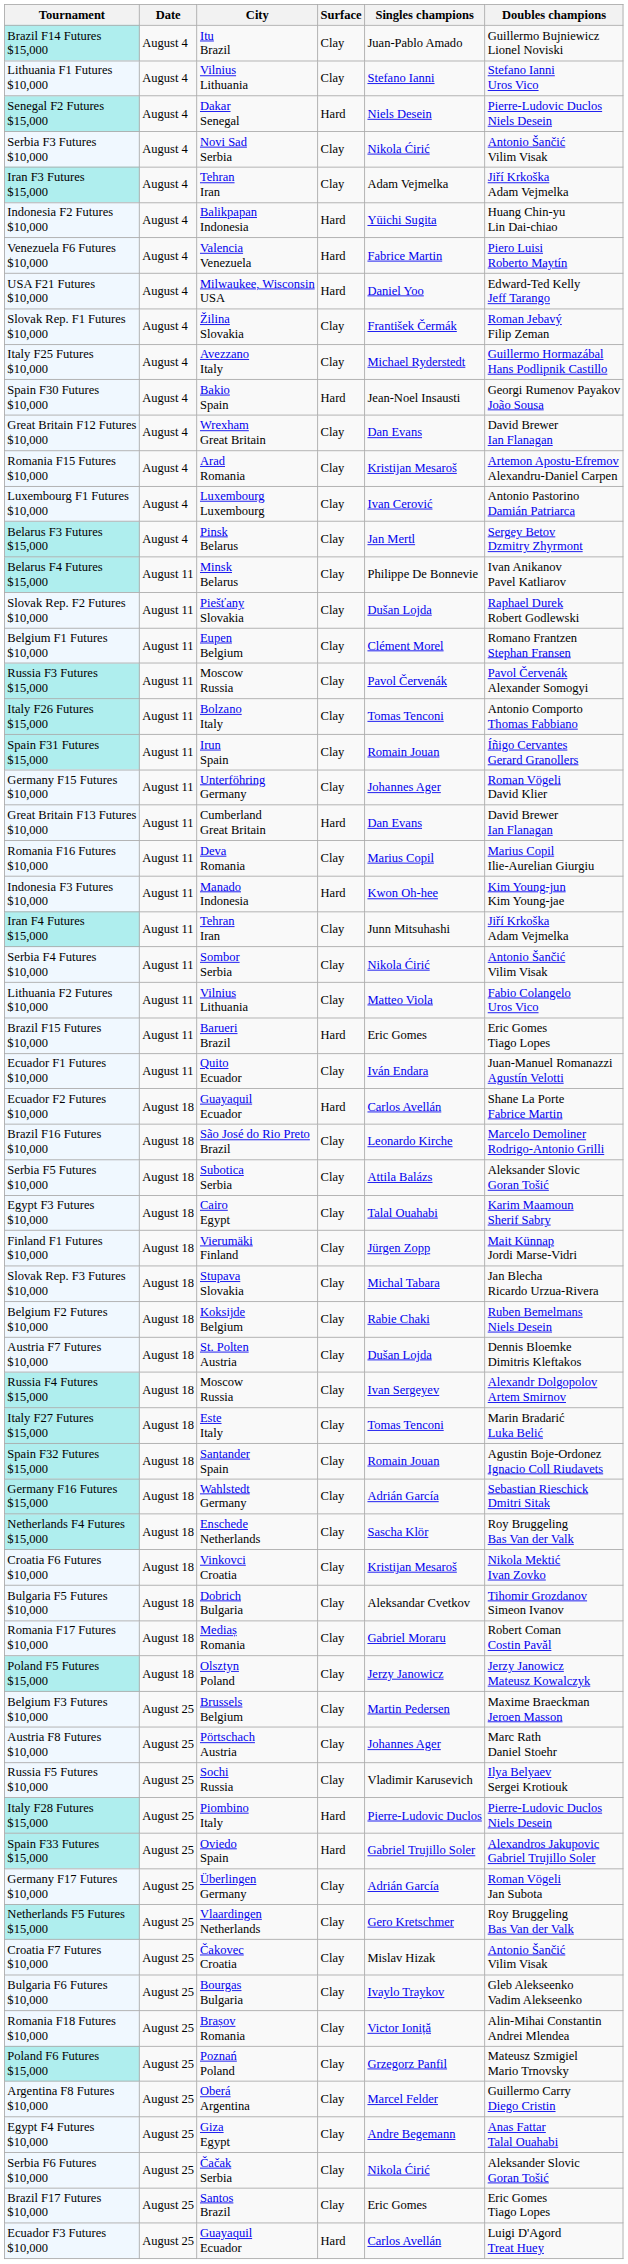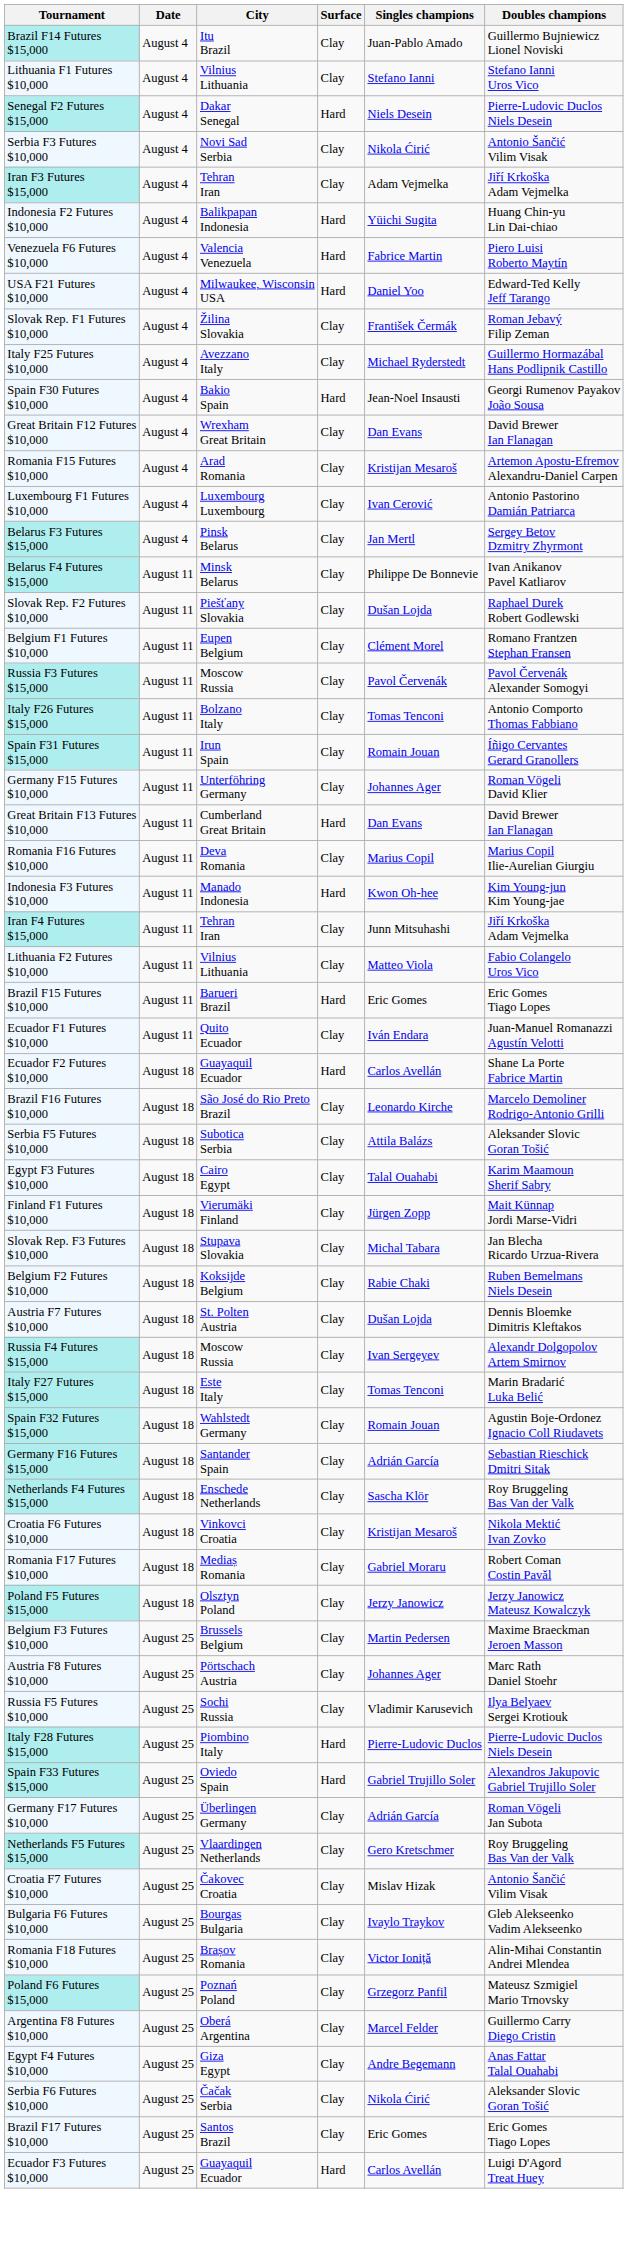- row: (52, 965)
(225, 1461) Santander Spain -> (225, 1425) Wahlstedt Germany
(225, 1496) Wahlstedt Germany -> (225, 1461) Santander Spain
- row: (57, 1603)
